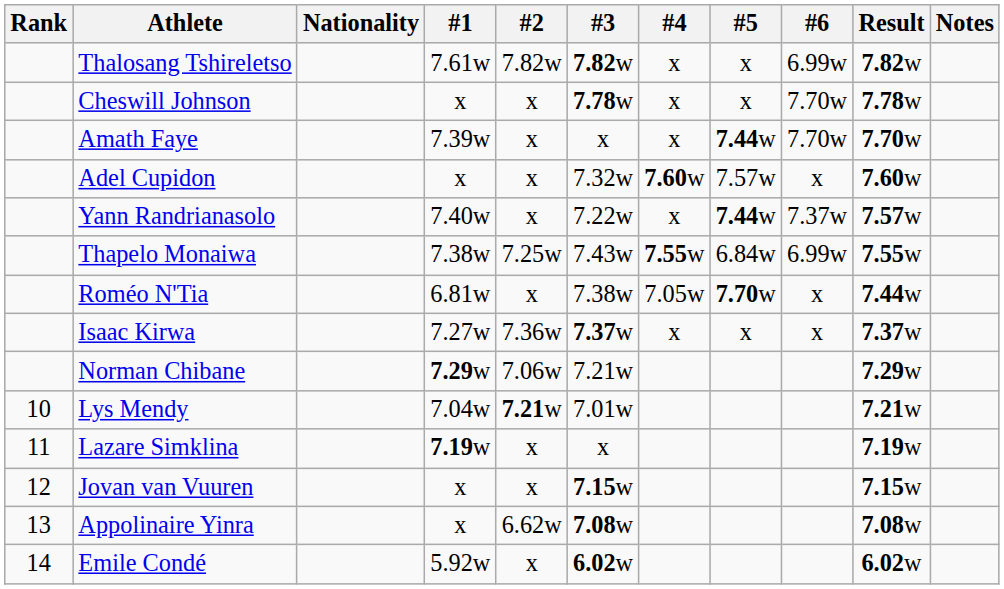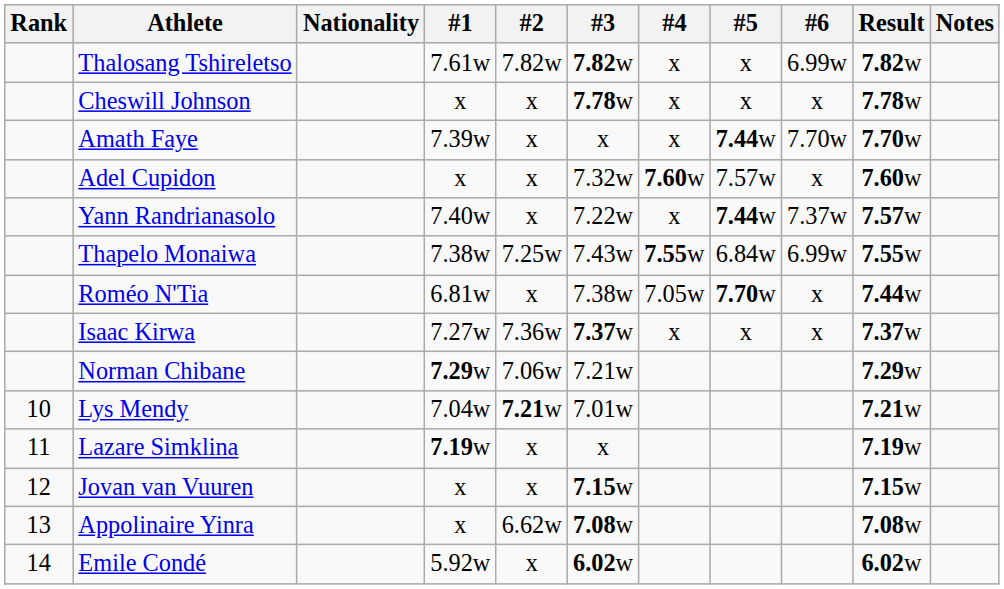(817, 100) 7.70w -> (817, 100) x
